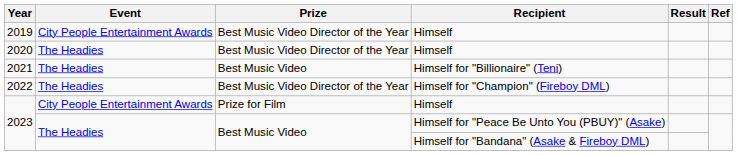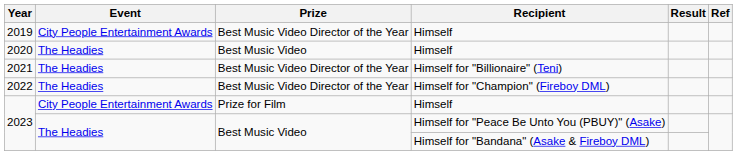(313, 50) Best Music Video Director of the Year -> (262, 50) Best Music Video
(262, 68) Best Music Video -> (313, 68) Best Music Video Director of the Year
